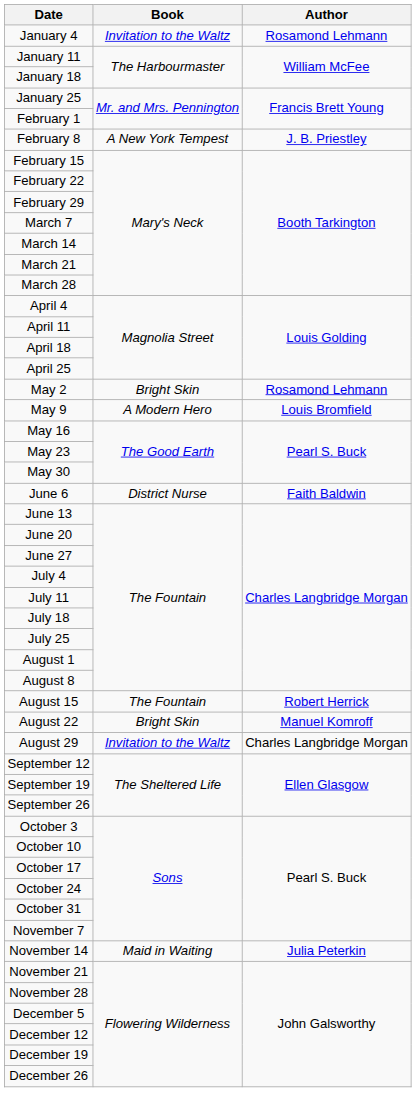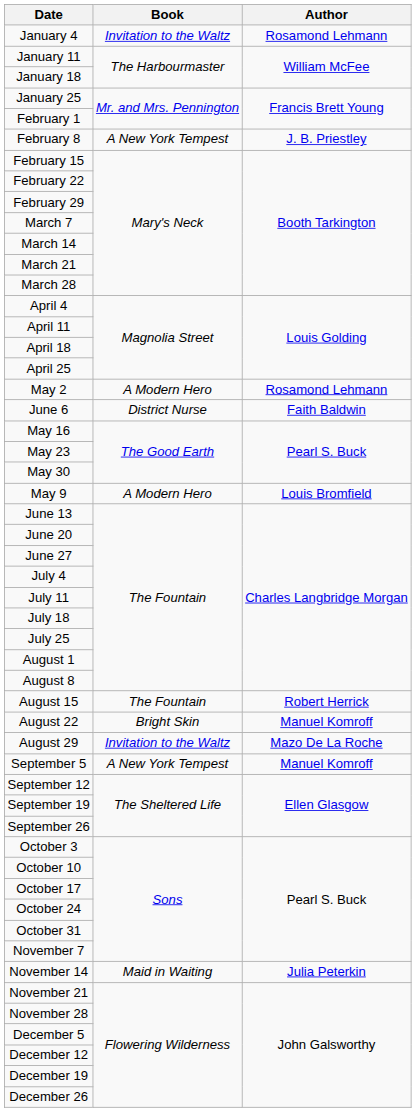(167, 389) Bright Skin -> (167, 389) A Modern Hero
rows swapped: (49, 410) <-> (49, 493)
(326, 743) Charles Langbridge Morgan -> (326, 743) Mazo De La Roche
+ row: (49, 763)
